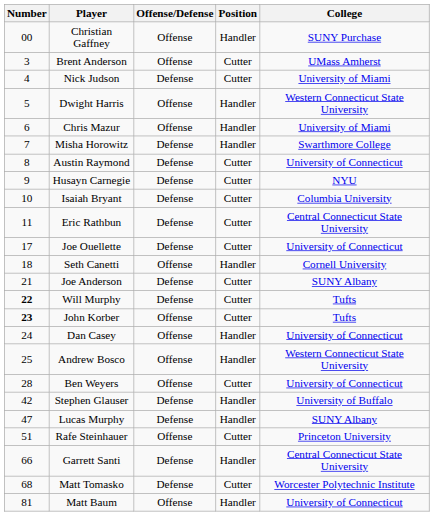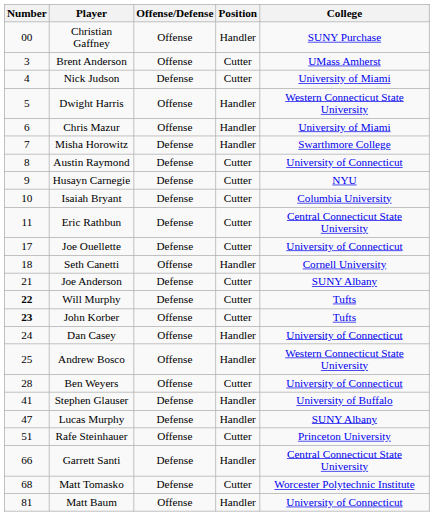(27, 401) 42 -> (27, 401) 41
